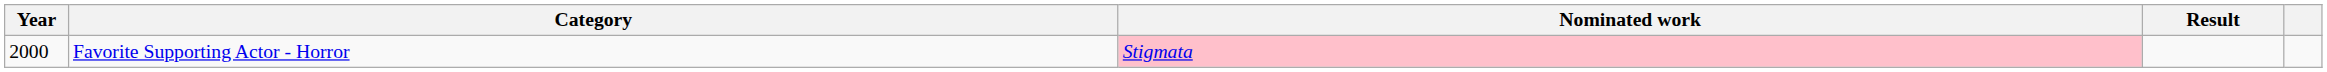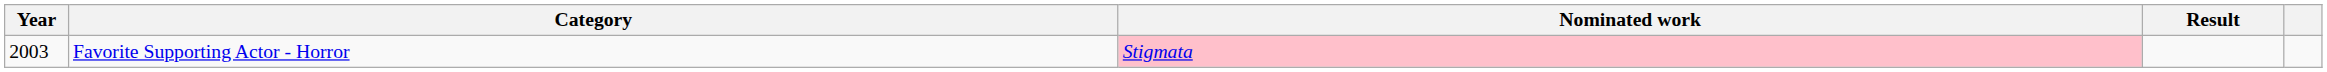(29, 51) 2000 -> (29, 51) 2003
